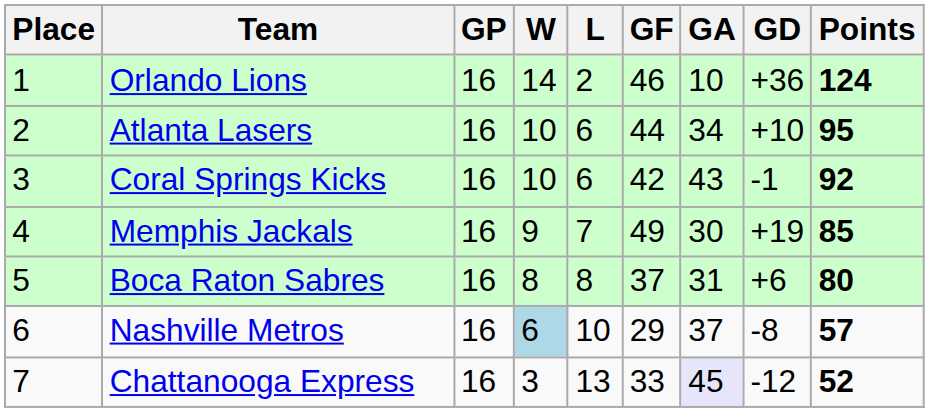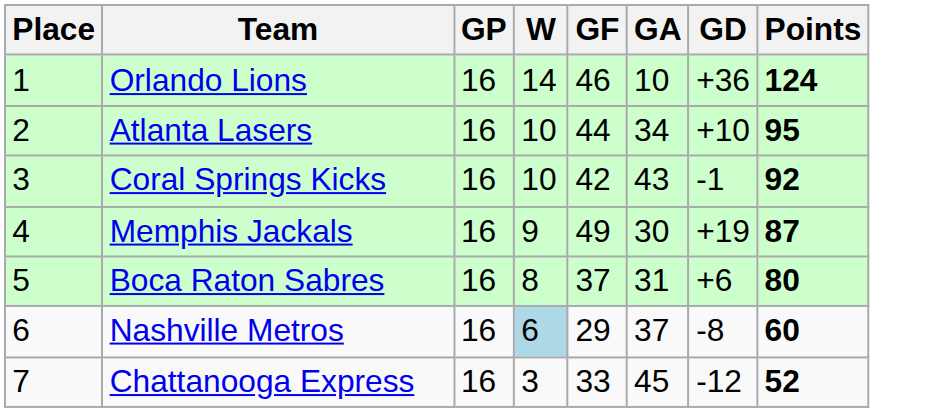- column: (595, 29)
(836, 230) 85 -> (782, 230) 87
(836, 331) 57 -> (782, 331) 60
(706, 381) lavender background -> (652, 381) no background
